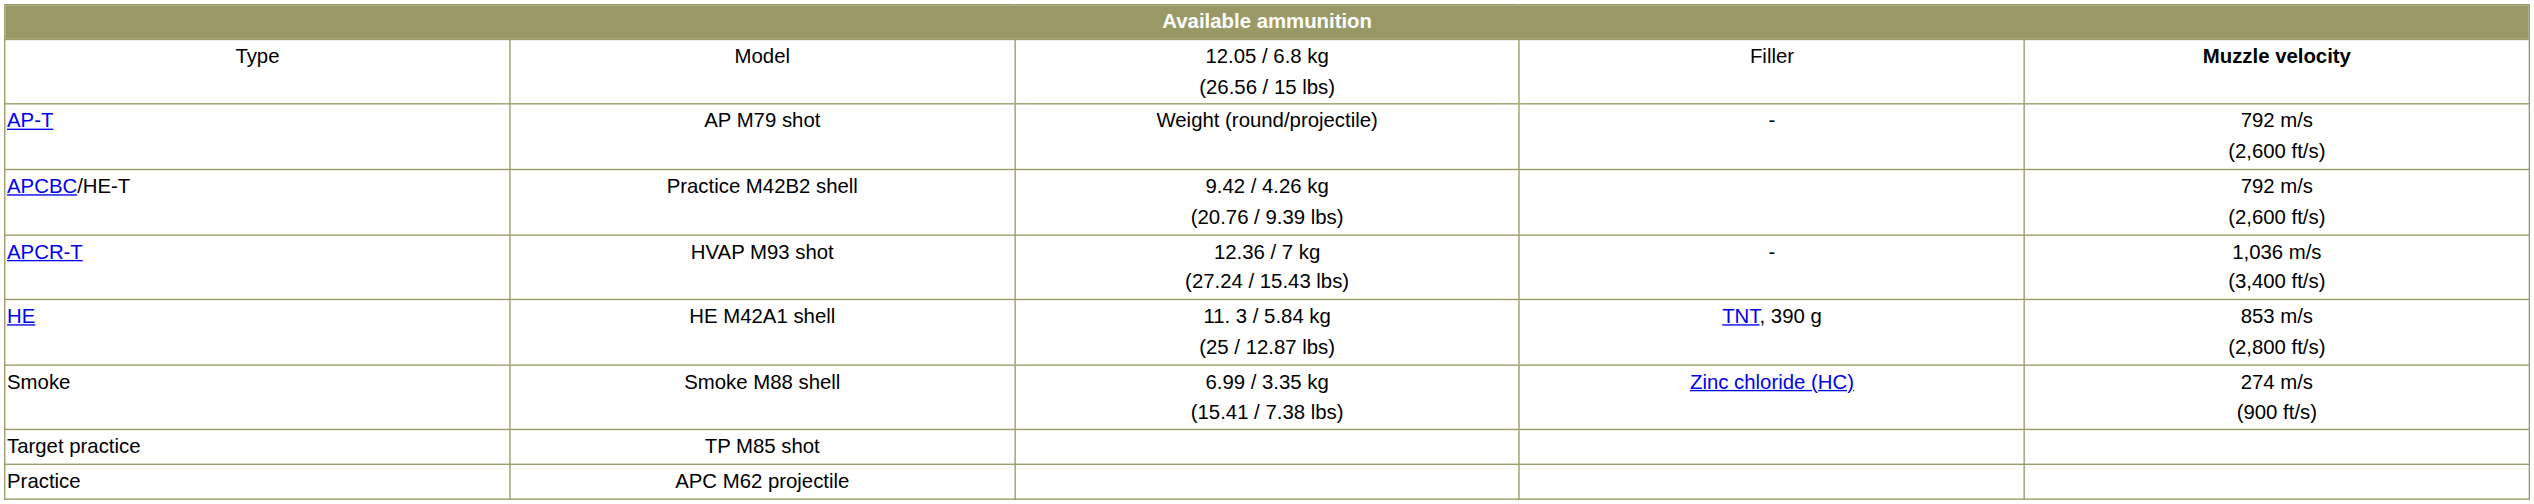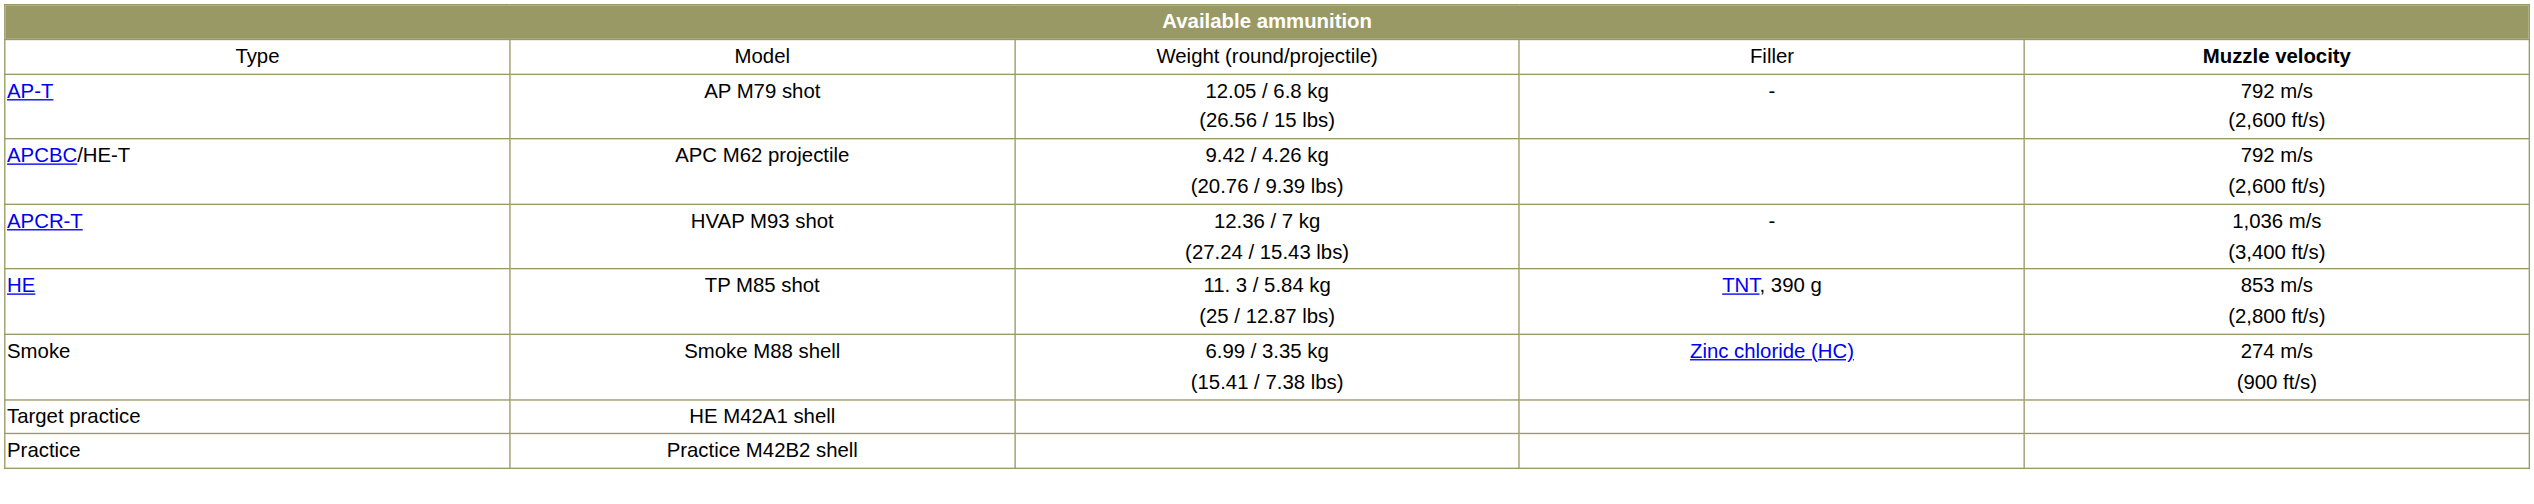(1267, 71) 12.05 / 6.8 kg (26.56 / 15 lbs) -> (1267, 55) Weight (round/projectile)
(1267, 120) Weight (round/projectile) -> (1267, 105) 12.05 / 6.8 kg (26.56 / 15 lbs)
(762, 186) Practice M42B2 shell -> (762, 155) APC M62 projectile
(762, 316) HE M42A1 shell -> (762, 285) TP M85 shot
(762, 446) TP M85 shot -> (762, 415) HE M42A1 shell
(762, 481) APC M62 projectile -> (762, 450) Practice M42B2 shell
